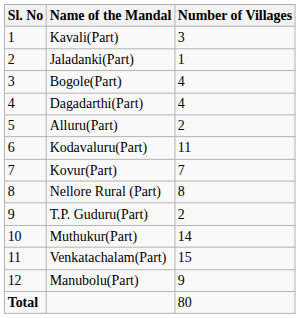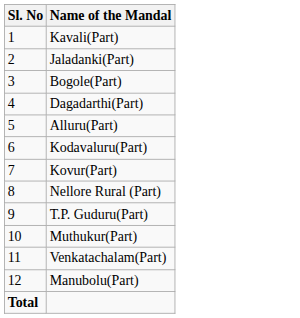- column: (235, 15)
